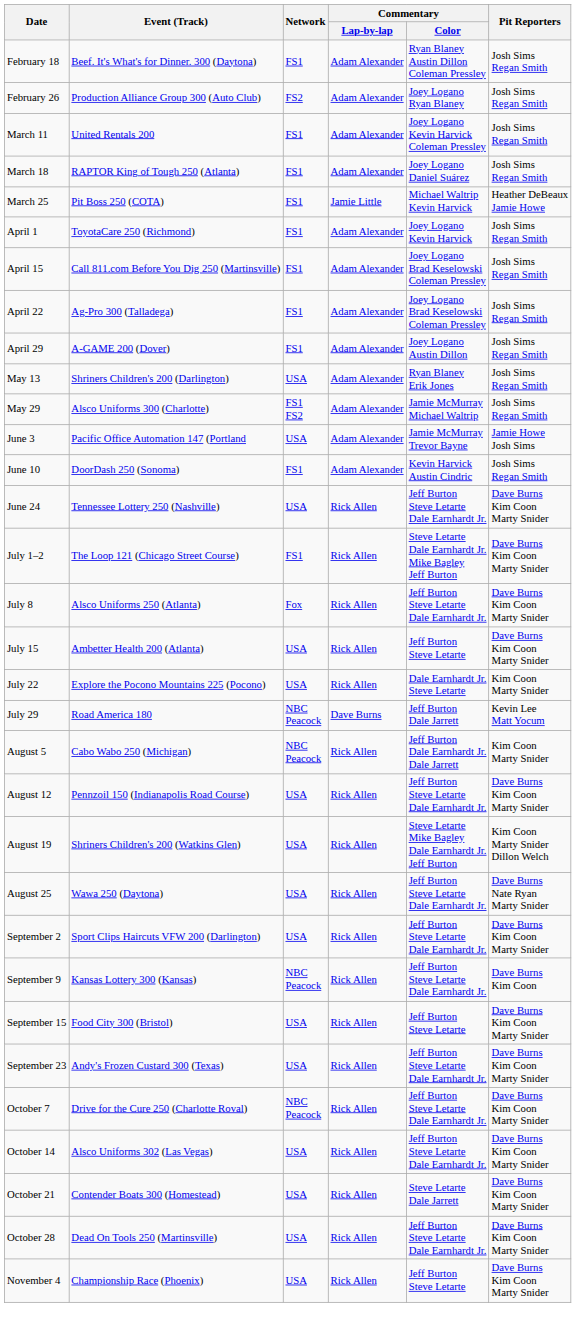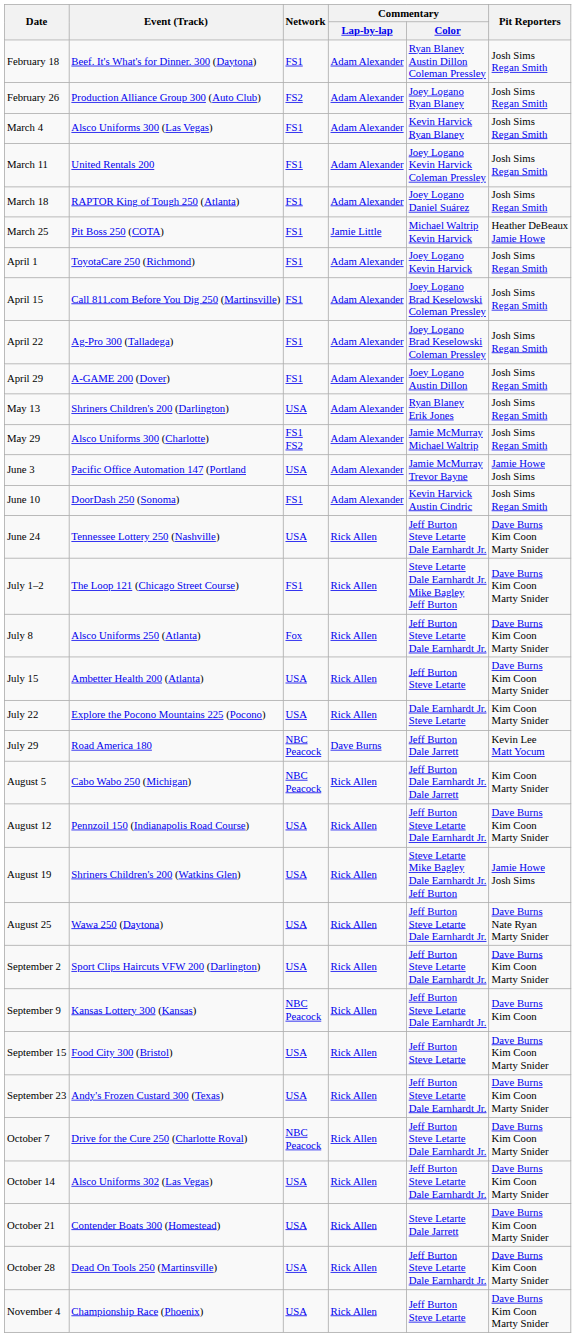+ row: (25, 128)
(520, 844) Kim Coon Marty Snider Dillon Welch -> (518, 874) Jamie Howe Josh Sims
